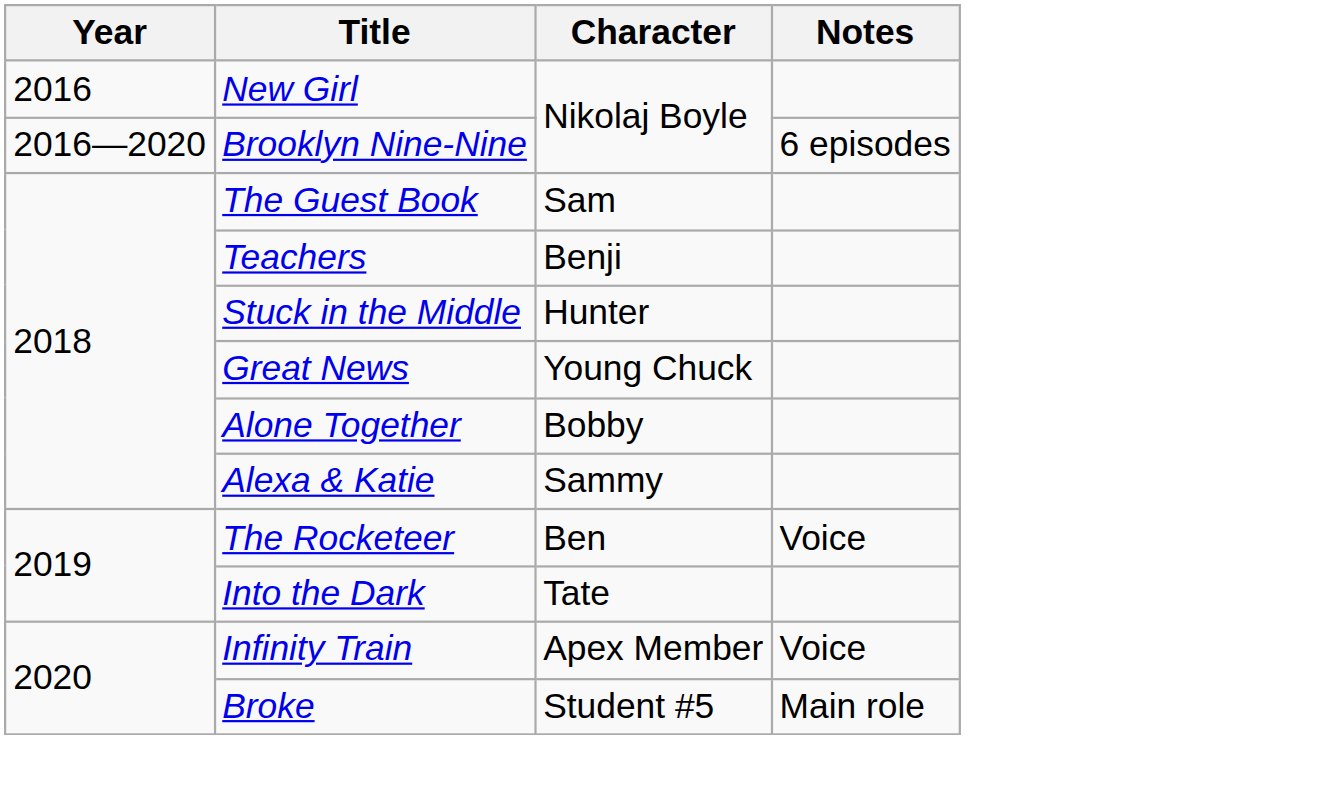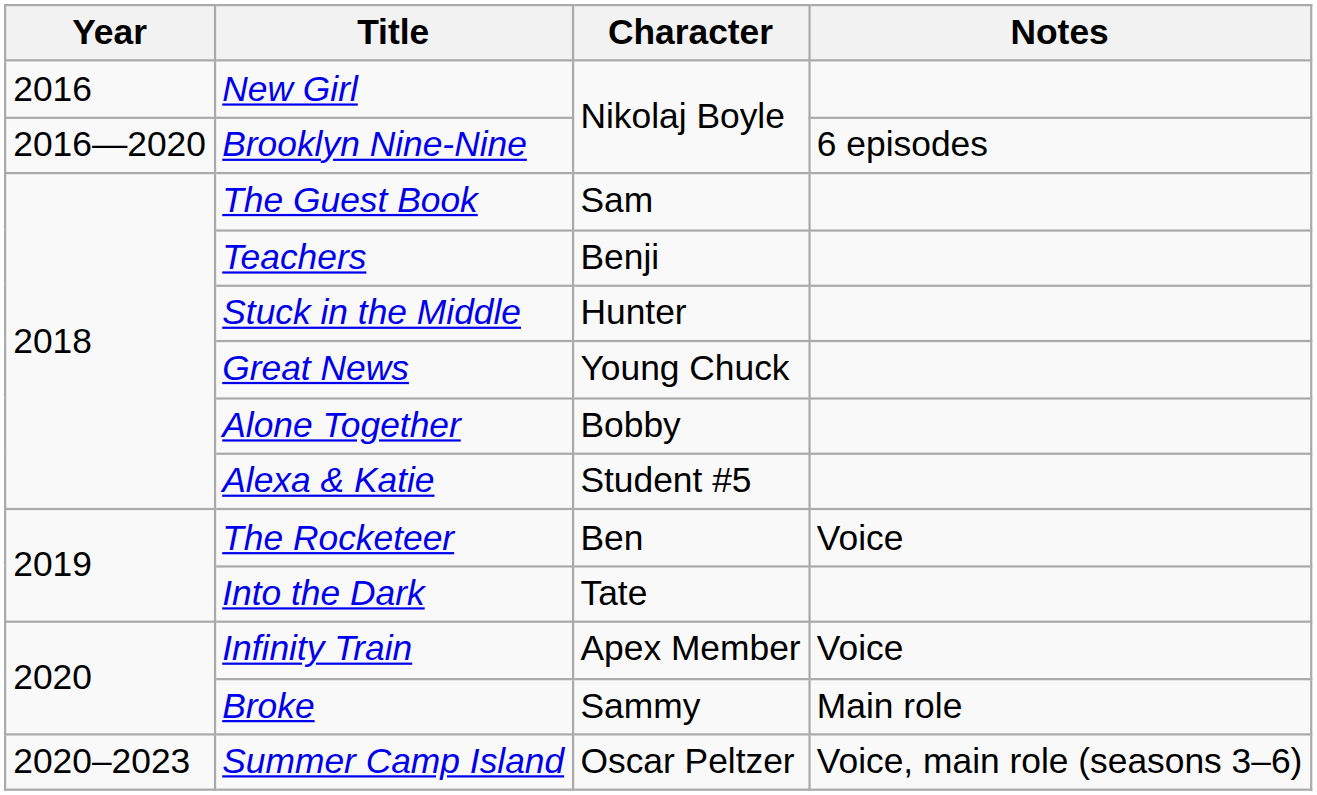(603, 481) Sammy -> (666, 481) Student #5
(629, 705) Student #5 -> (640, 705) Sammy
+ row: (393, 761)
